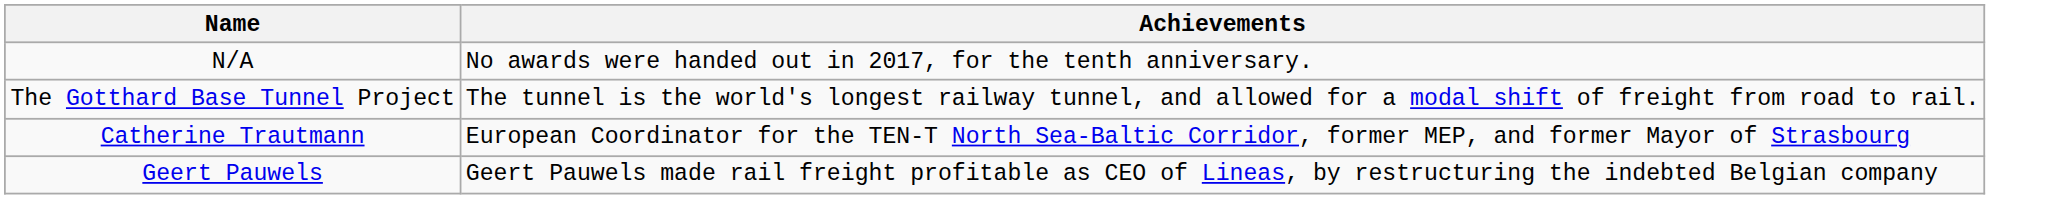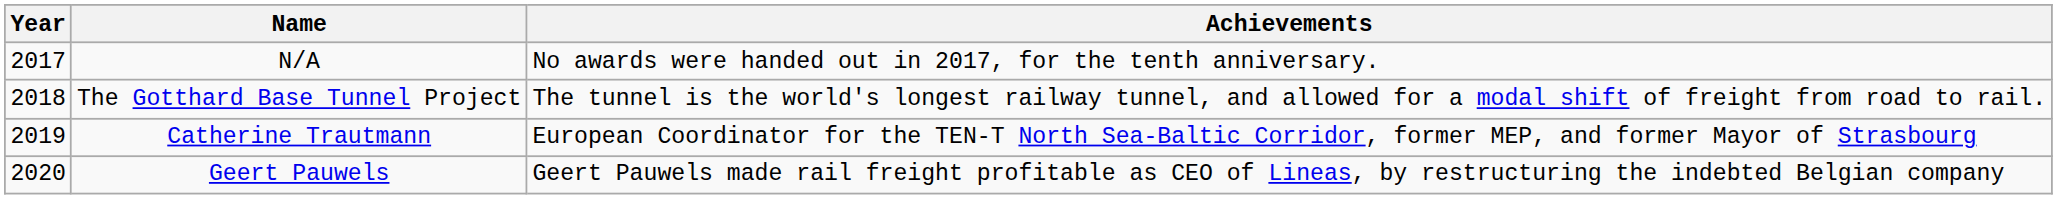+ column: (38, 24)
